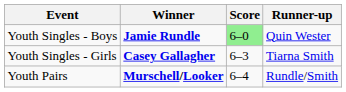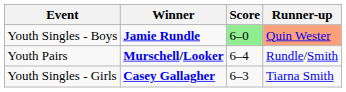(298, 35) no background -> (298, 35) lightsalmon background
rows swapped: (62, 55) <-> (38, 76)
